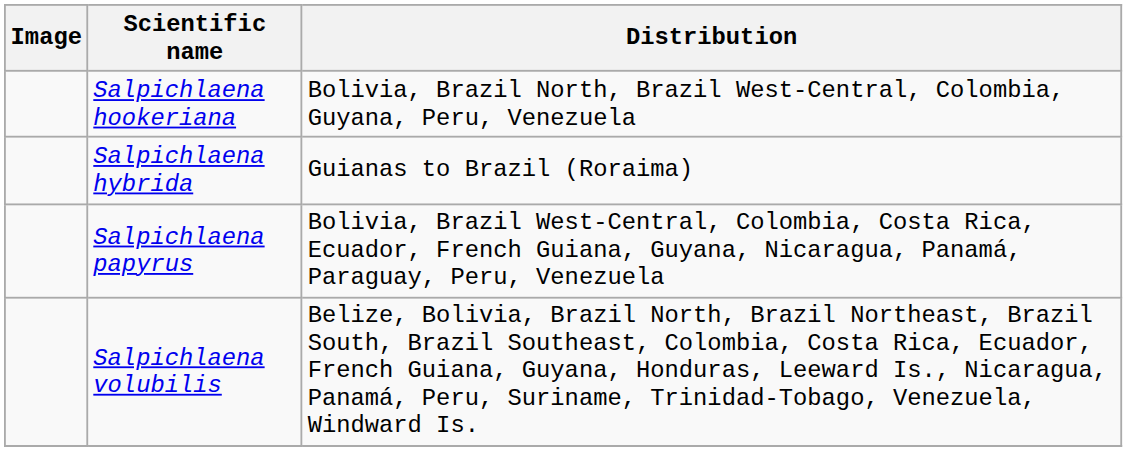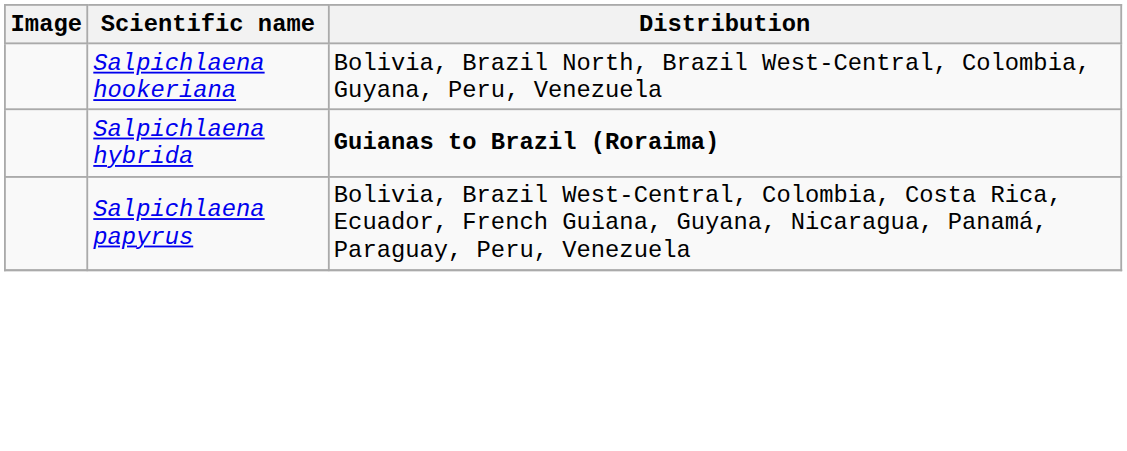(500, 170) normal -> (527, 143) bold
- row: (179, 372)
